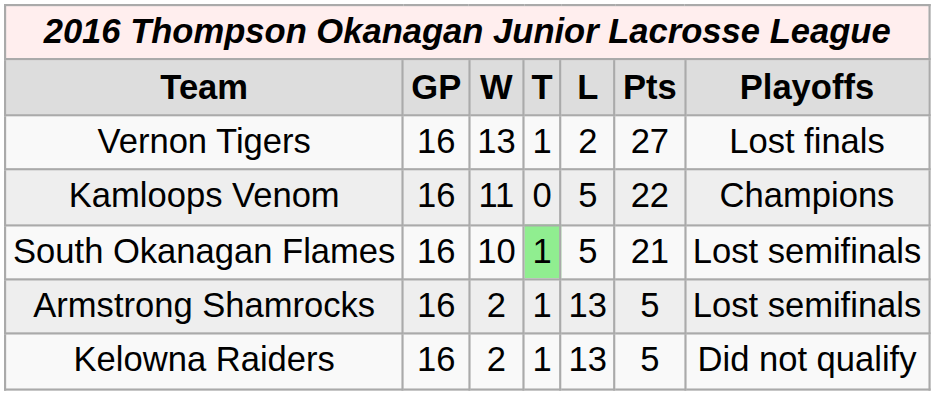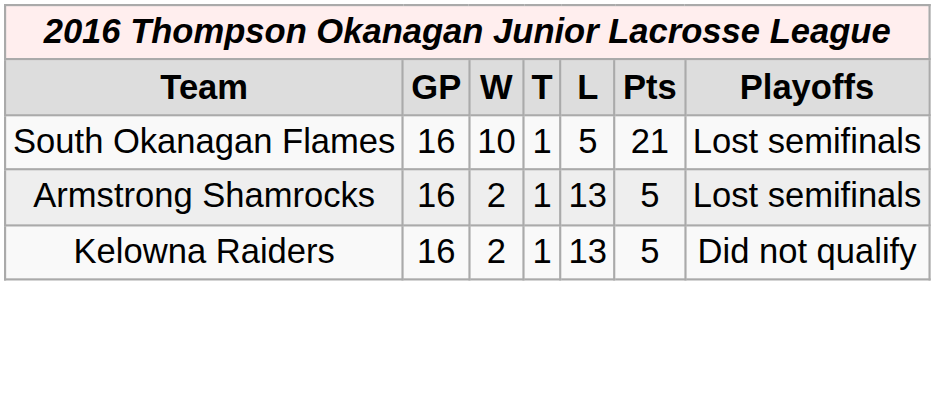- row: (204, 141)
- row: (204, 196)
(542, 251) lightgreen background -> (542, 141) no background
